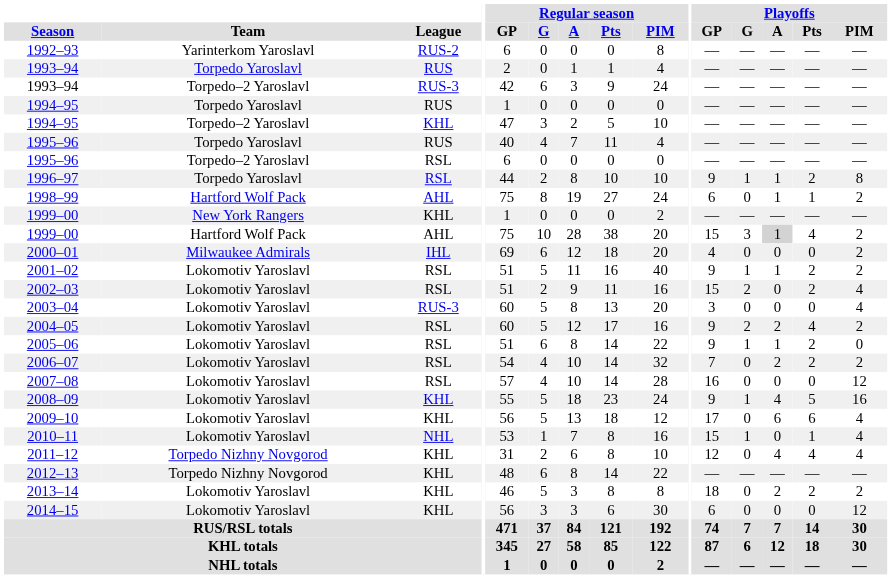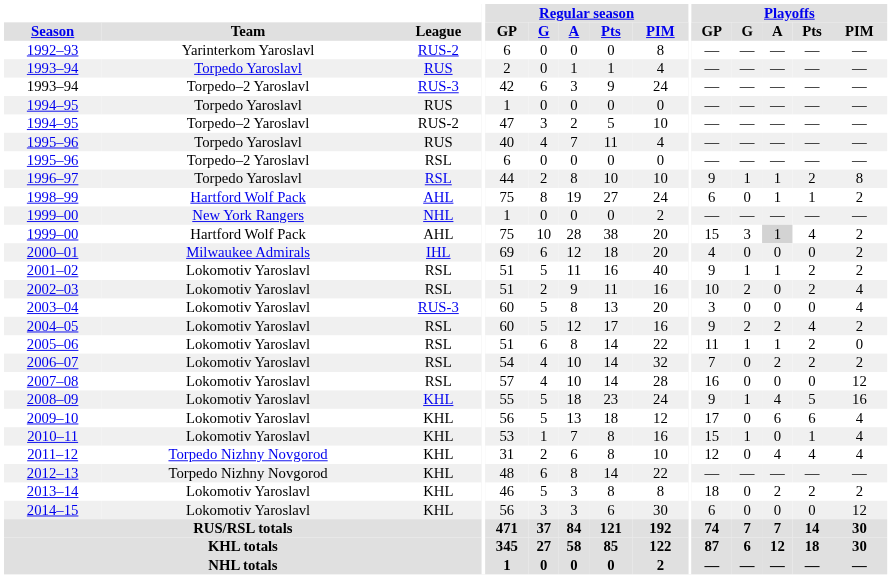(438, 123) KHL -> (438, 123) RUS-2
(438, 215) KHL -> (438, 215) NHL
(712, 289) 15 -> (712, 289) 10
(712, 344) 9 -> (712, 344) 11
(438, 436) NHL -> (438, 436) KHL
